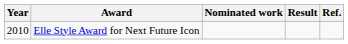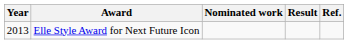(18, 30) 2010 -> (18, 30) 2013
